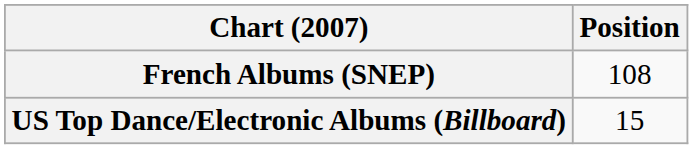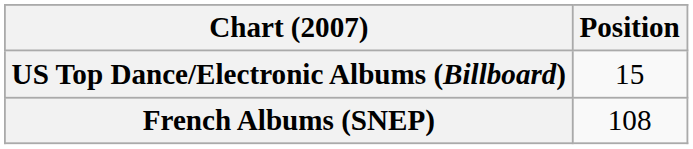rows swapped: (289, 73) <-> (289, 119)
